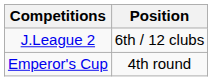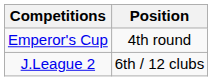rows swapped: (58, 40) <-> (58, 64)
